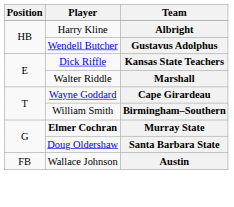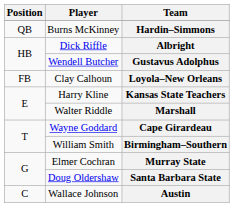+ row: (175, 29)
(83, 29) Harry Kline -> (83, 45) Dick Riffle
+ row: (175, 78)
(83, 62) Dick Riffle -> (83, 95) Harry Kline
(83, 128) bold -> (83, 161) normal
(25, 161) FB -> (25, 194) C
